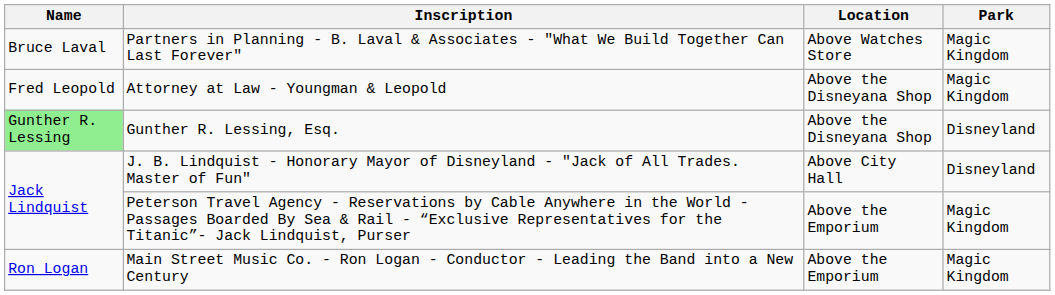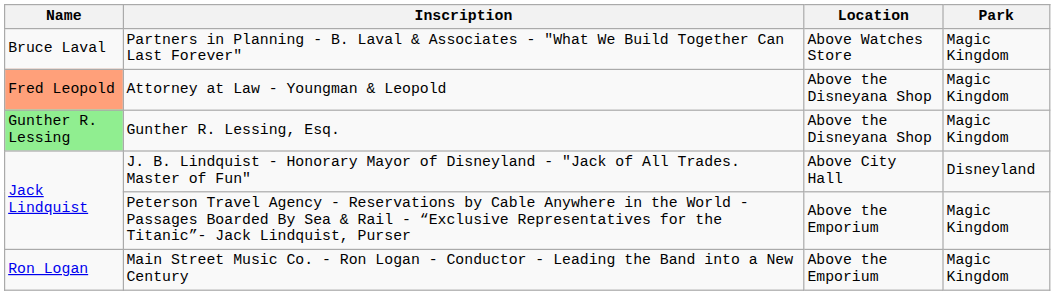(61, 90) no background -> (61, 90) lightsalmon background
(991, 131) Disneyland -> (978, 131) Magic Kingdom
